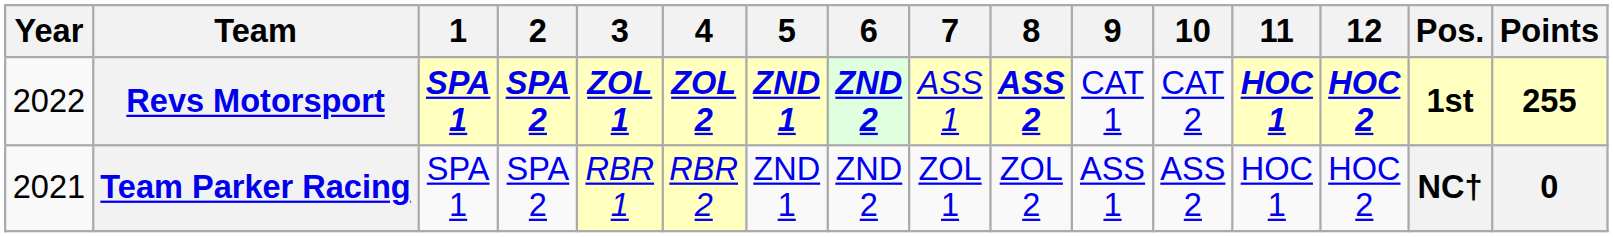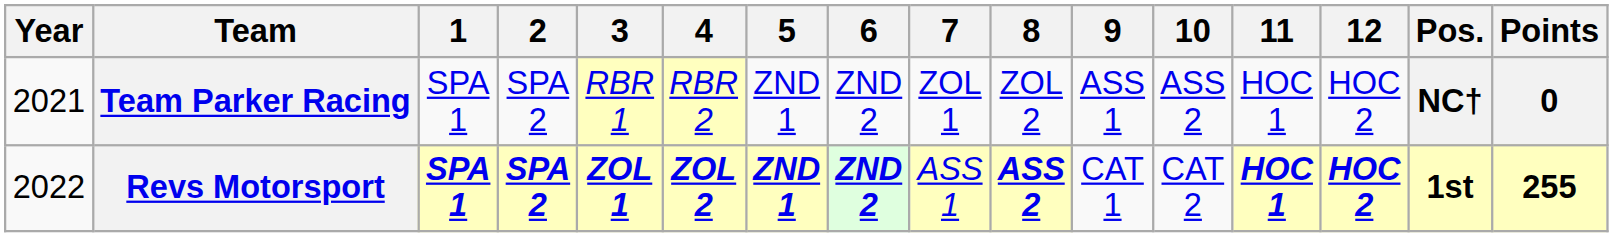rows swapped: (256, 188) <-> (256, 101)
